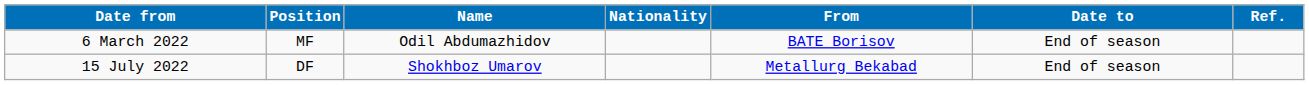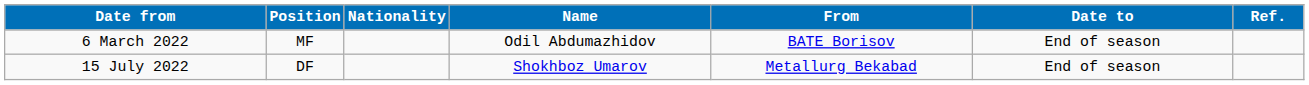columns swapped: (658, 17) <-> (475, 17)
